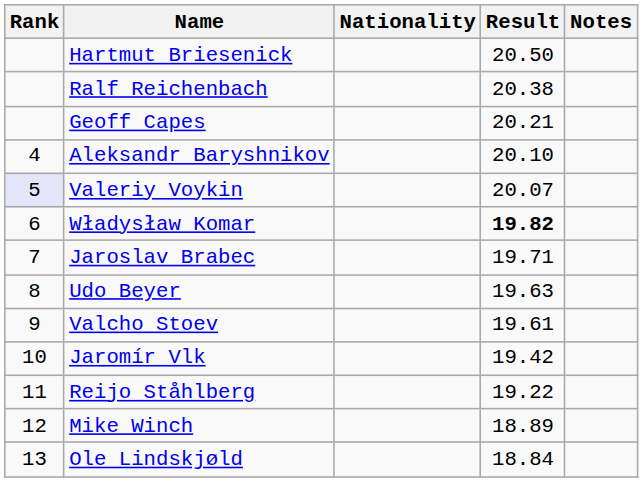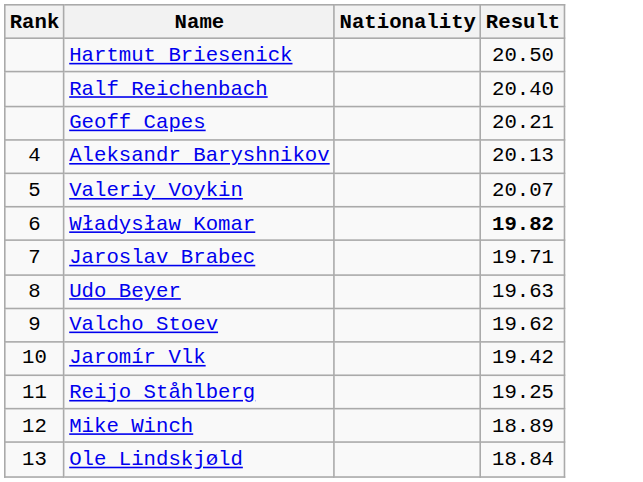- column: (601, 22)
(523, 89) 20.38 -> (523, 89) 20.40
(523, 156) 20.10 -> (523, 156) 20.13
(35, 190) lavender background -> (35, 190) no background
(523, 325) 19.61 -> (523, 325) 19.62
(523, 392) 19.22 -> (523, 392) 19.25
